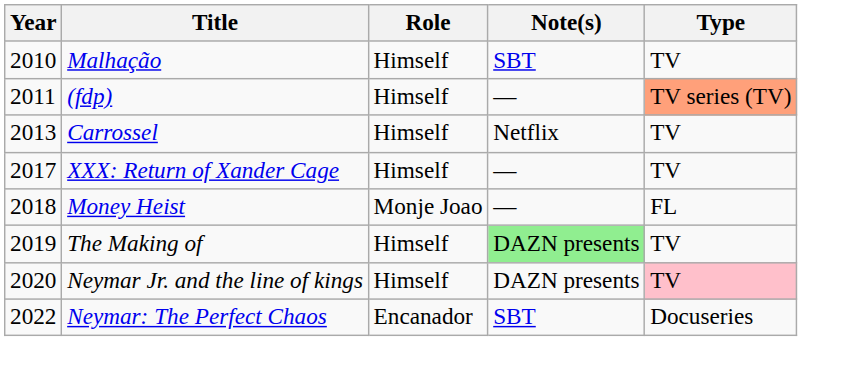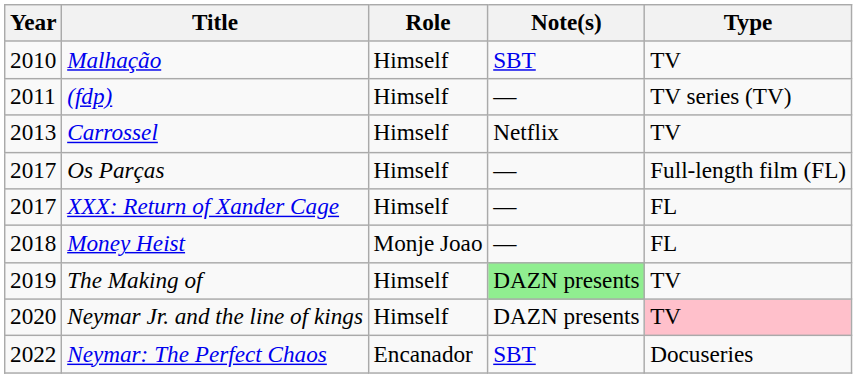(721, 96) lightsalmon background -> (721, 96) no background
+ row: (116, 170)
(666, 170) TV -> (664, 206) FL
